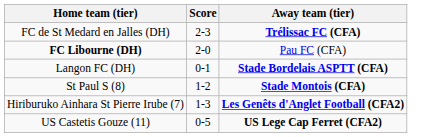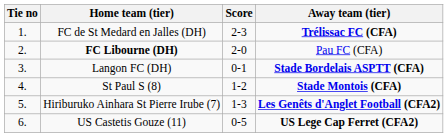+ column: (22, 13)
